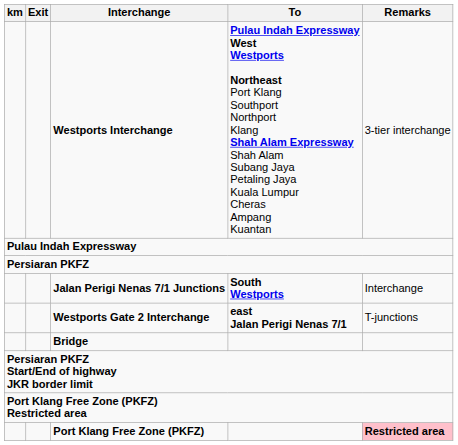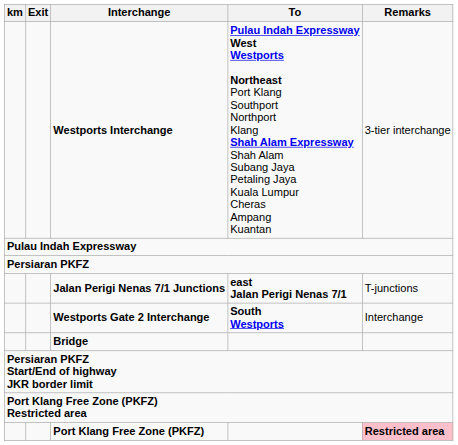(257, 288) South Westports -> (288, 288) east Jalan Perigi Nenas 7/1
(394, 288) Interchange -> (391, 288) T-junctions
(288, 318) east Jalan Perigi Nenas 7/1 -> (257, 318) South Westports
(391, 318) T-junctions -> (394, 318) Interchange
